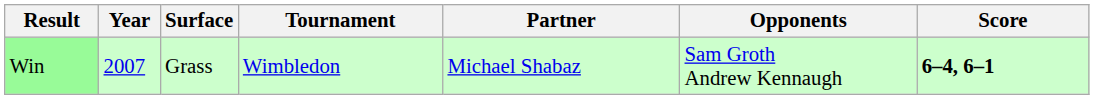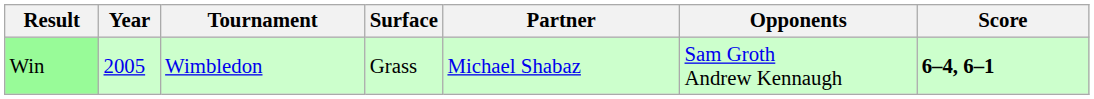columns swapped: (340, 20) <-> (199, 20)
(124, 65) 2007 -> (124, 65) 2005
